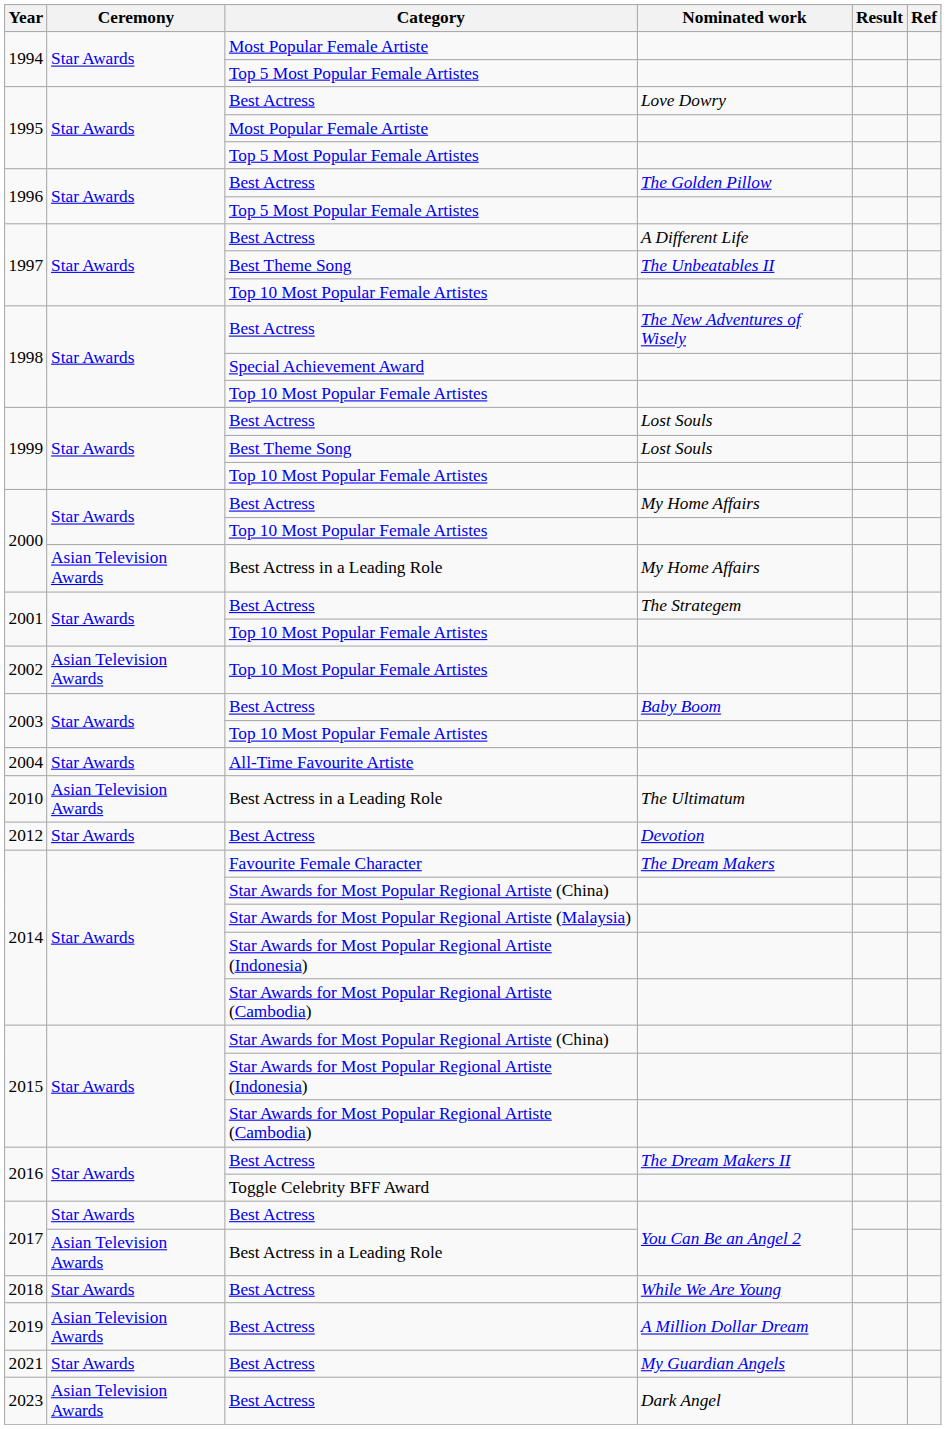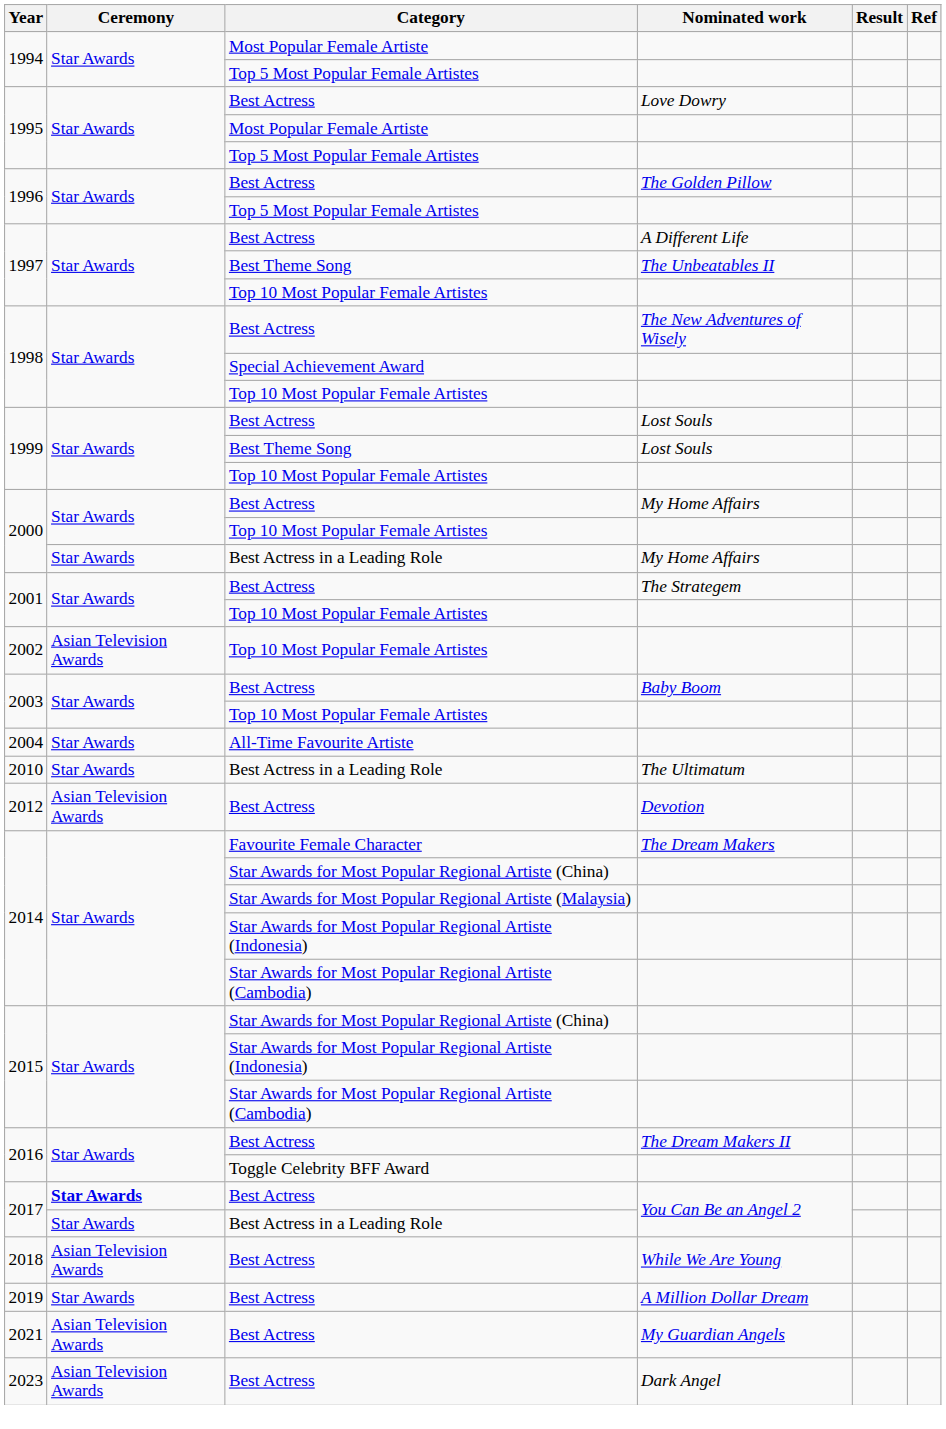(109, 568) Asian Television Awards -> (93, 558) Star Awards
(109, 798) Asian Television Awards -> (93, 769) Star Awards
(93, 835) Star Awards -> (109, 806) Asian Television Awards
(93, 1215) normal -> (97, 1195) bold
(109, 1252) Asian Television Awards -> (93, 1223) Star Awards
(93, 1289) Star Awards -> (109, 1260) Asian Television Awards
(109, 1326) Asian Television Awards -> (93, 1297) Star Awards
(93, 1363) Star Awards -> (109, 1334) Asian Television Awards
